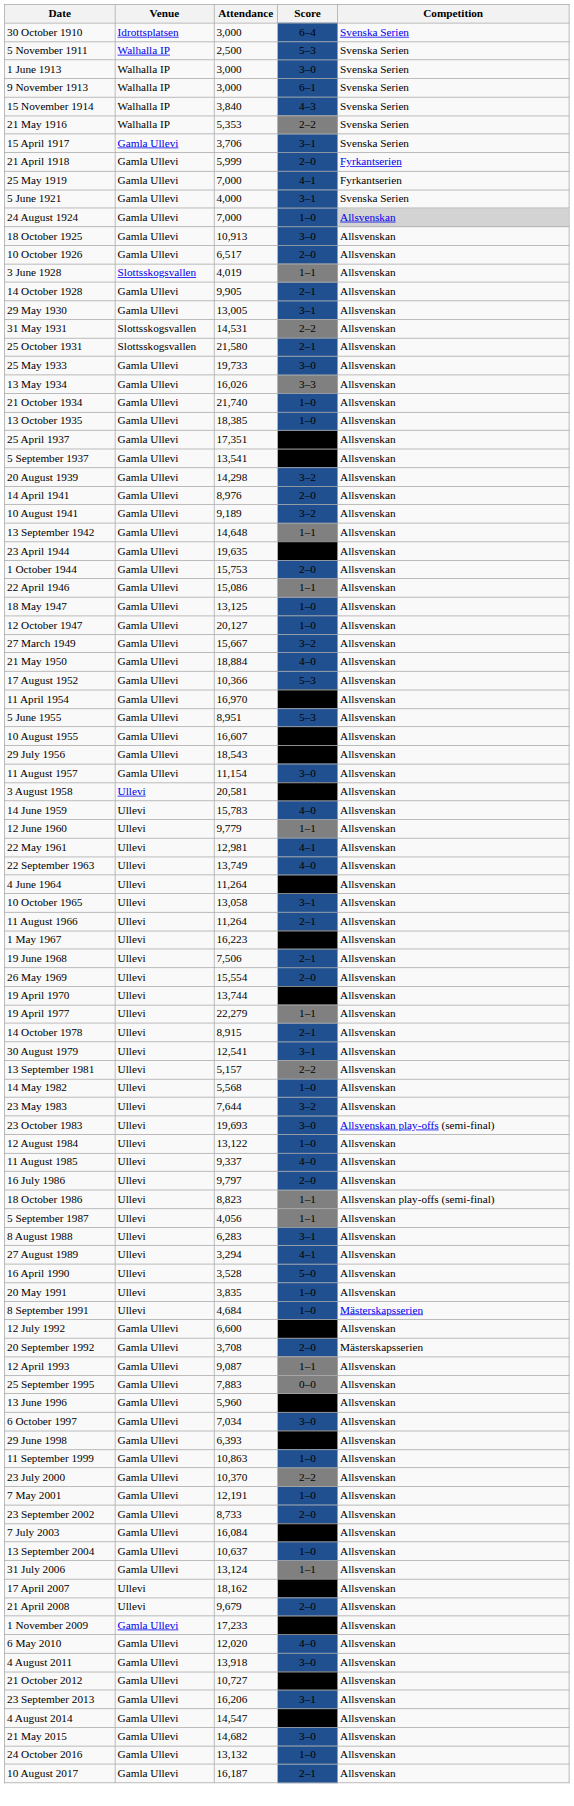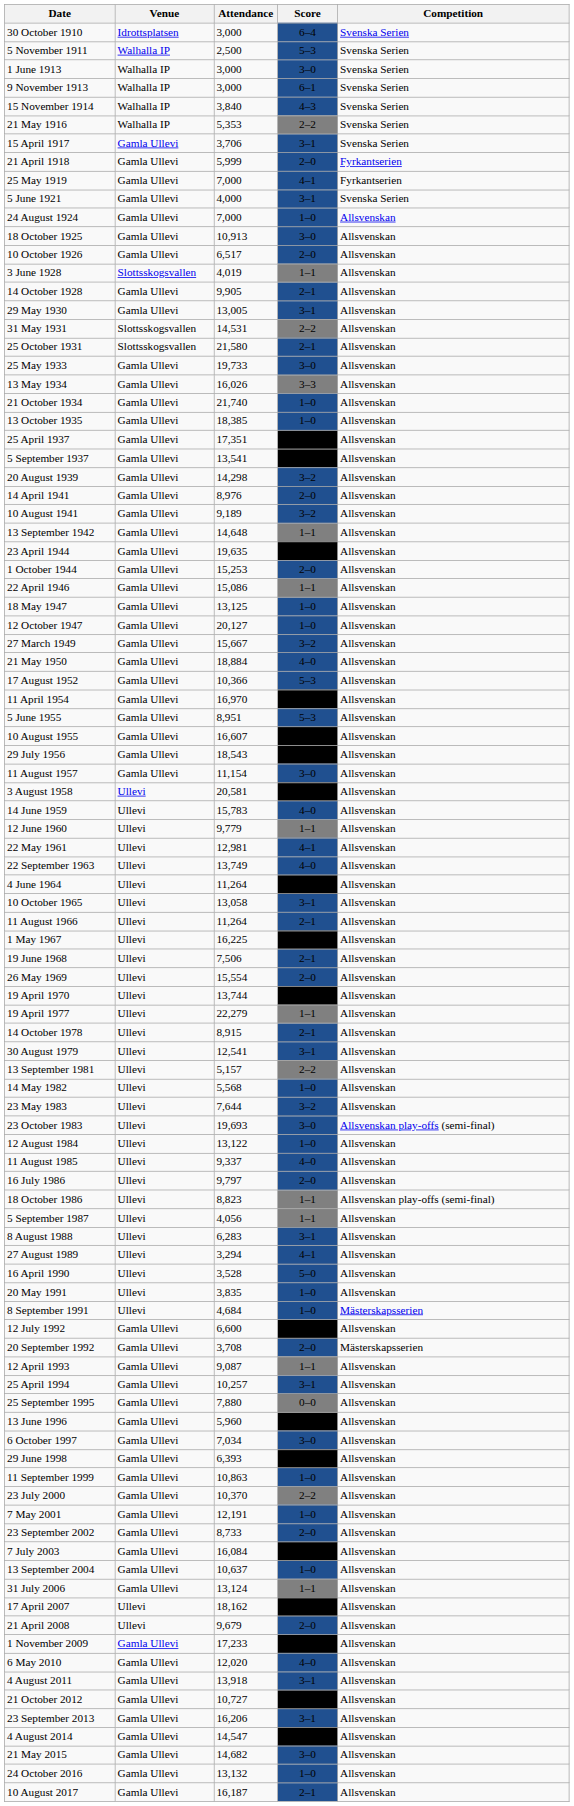(368, 217) lightgrey background -> (368, 217) no background
(232, 569) 15,753 -> (232, 569) 15,253
(232, 940) 16,223 -> (232, 940) 16,225
+ row: (38, 1385)
(229, 1385) 7,883 -> (229, 1403) 7,880
(308, 1662) 3–0 -> (308, 1681) 3–1
